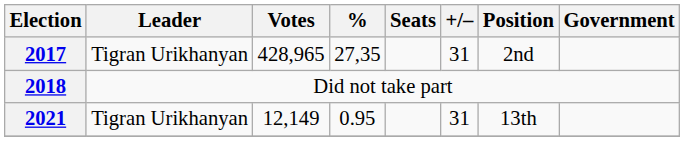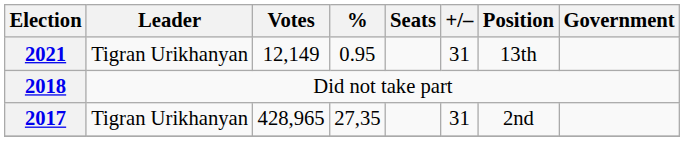rows swapped: (46, 53) <-> (46, 119)
